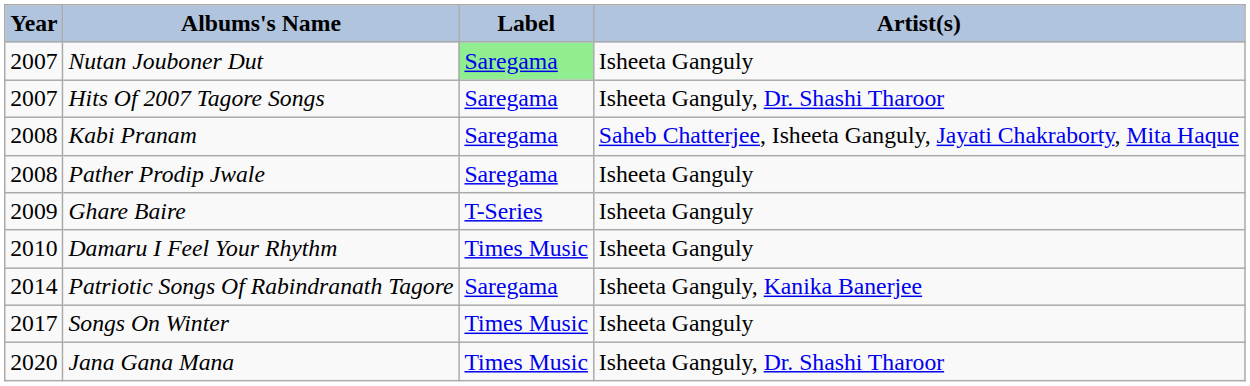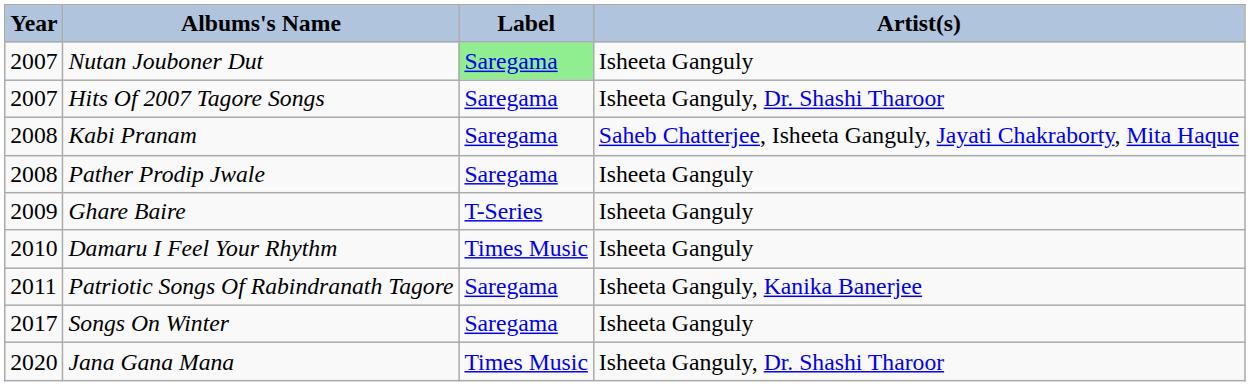(34, 286) 2014 -> (33, 286) 2011
(526, 323) Times Music -> (511, 323) Saregama
